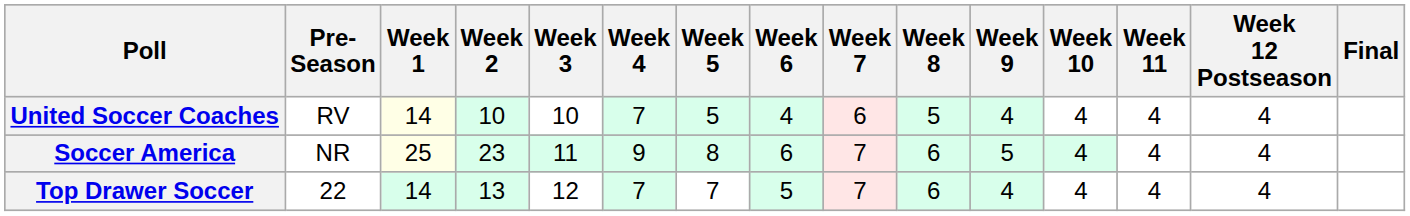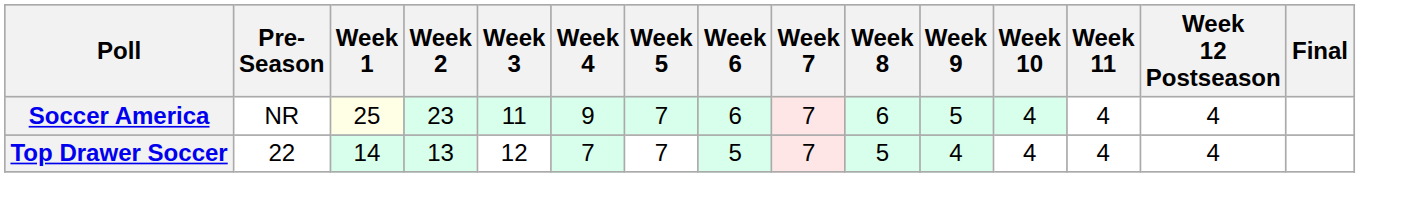- row: (145, 116)
(713, 154) 8 -> (661, 116) 7
(934, 192) 6 -> (882, 154) 5
